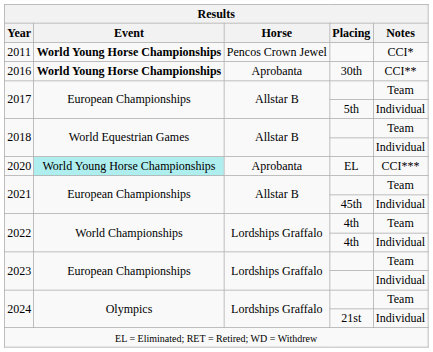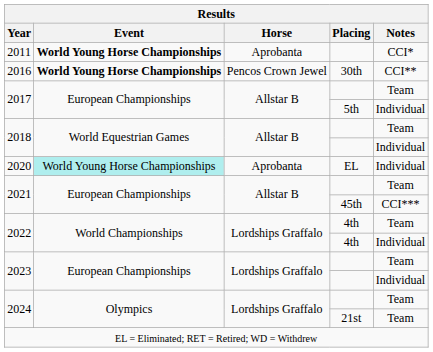(277, 52) Pencos Crown Jewel -> (277, 52) Aprobanta
(277, 71) Aprobanta -> (277, 71) Pencos Crown Jewel
(401, 166) CCI*** -> (401, 166) Individual
(401, 204) Individual -> (401, 204) CCI***
(401, 318) Individual -> (401, 318) Team
